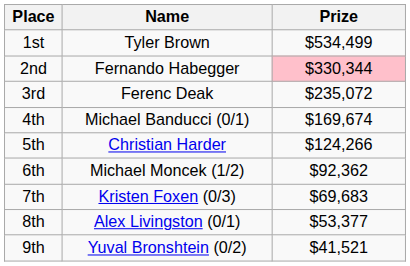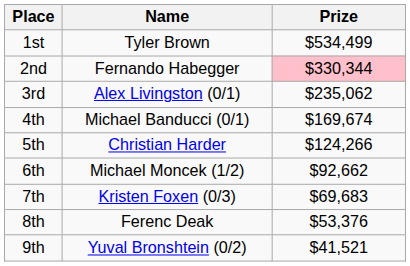(167, 94) Ferenc Deak -> (167, 94) Alex Livingston (0/1)
(339, 94) $235,072 -> (339, 94) $235,062
(339, 171) $92,362 -> (339, 171) $92,662
(167, 222) Alex Livingston (0/1) -> (167, 222) Ferenc Deak
(339, 222) $53,377 -> (339, 222) $53,376
